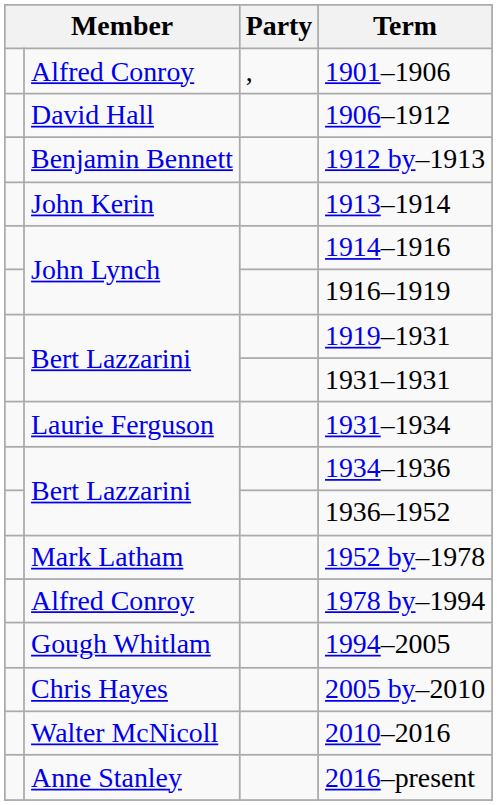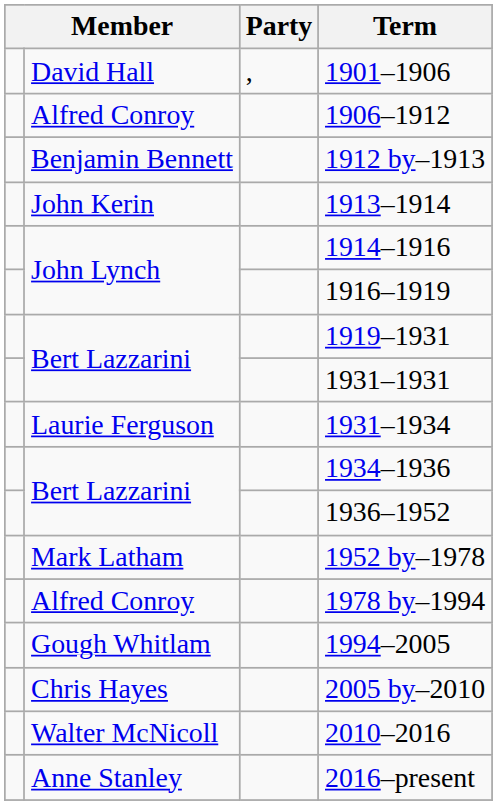(113, 70) Alfred Conroy -> (93, 70) David Hall
(93, 114) David Hall -> (113, 114) Alfred Conroy
